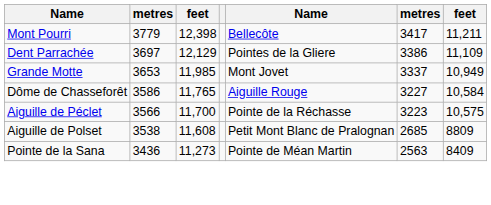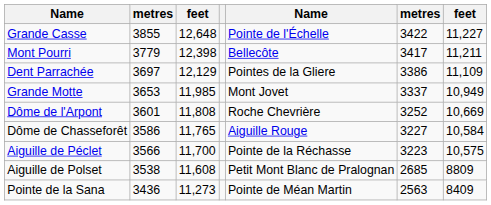+ row: (47, 33)
+ row: (55, 111)
